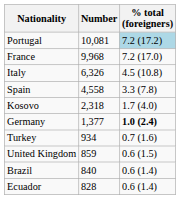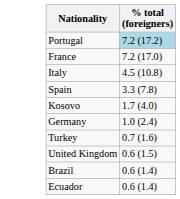- column: (99, 18)
(140, 121) bold -> (140, 121) normal
